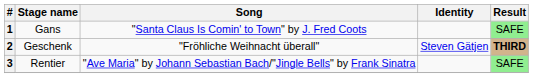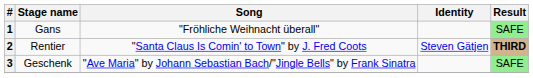(249, 30) "Santa Claus Is Comin' to Town" by J. Fred Coots -> (249, 30) "Fröhliche Weihnacht überall"
(48, 47) Geschenk -> (48, 47) Rentier
(249, 47) "Fröhliche Weihnacht überall" -> (249, 47) "Santa Claus Is Comin' to Town" by J. Fred Coots
(48, 64) Rentier -> (48, 64) Geschenk
